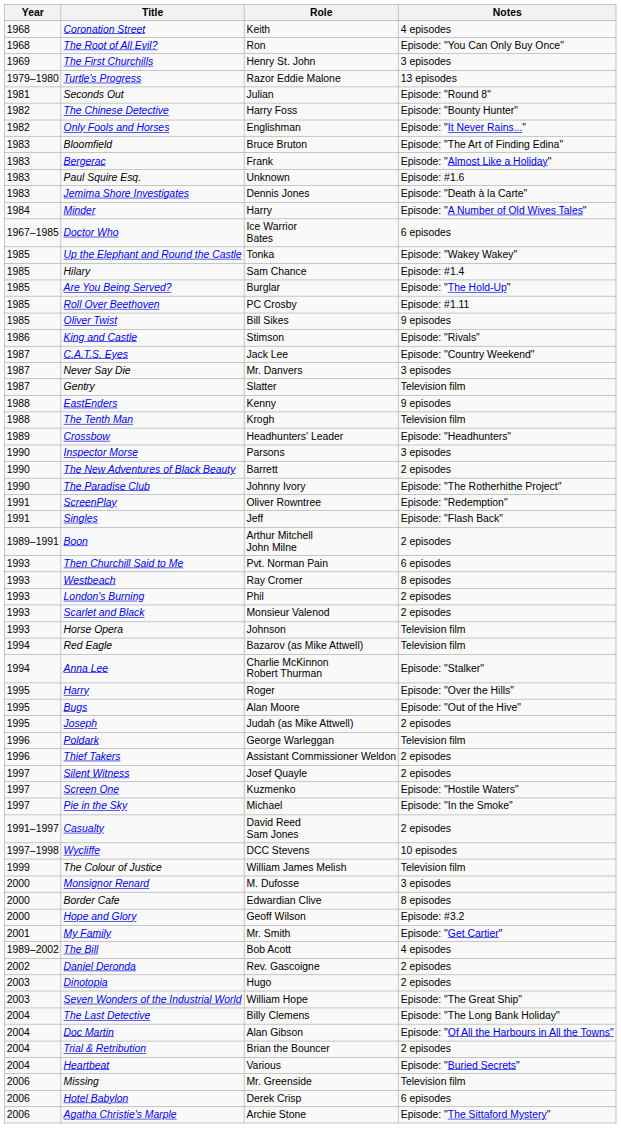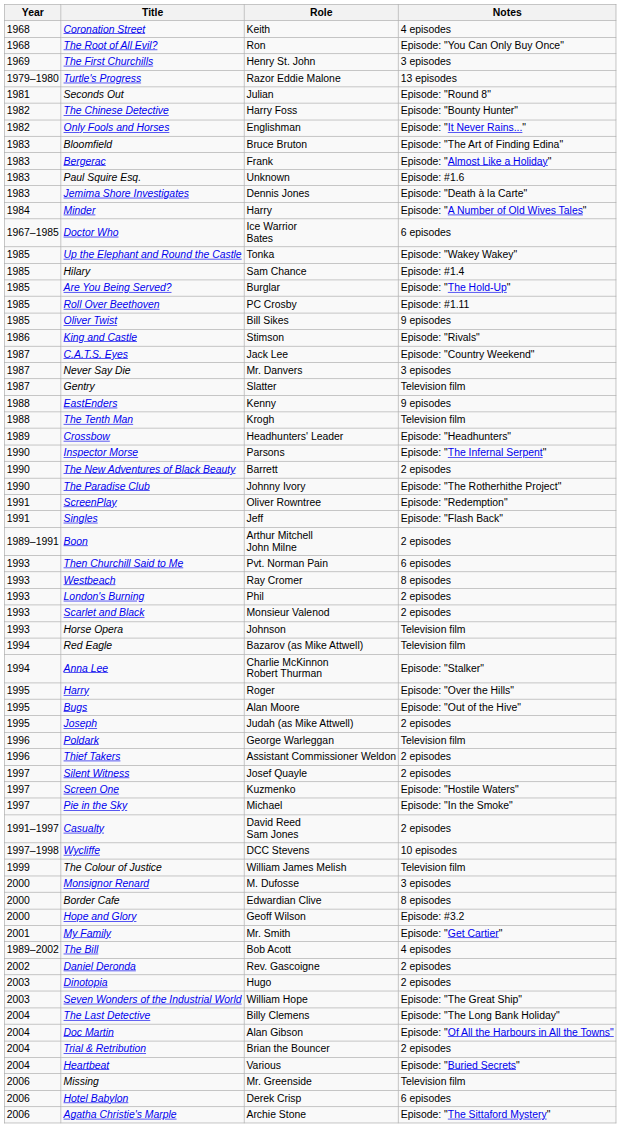(426, 453) 3 episodes -> (474, 453) Episode: "The Infernal Serpent"
